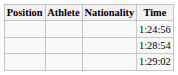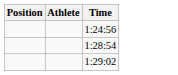- column: (109, 12)
